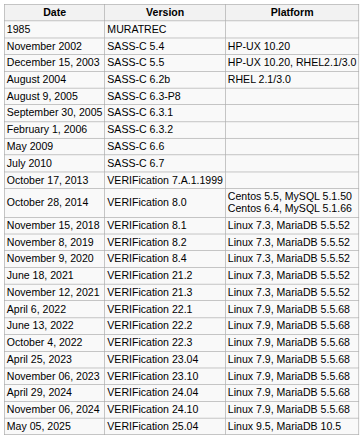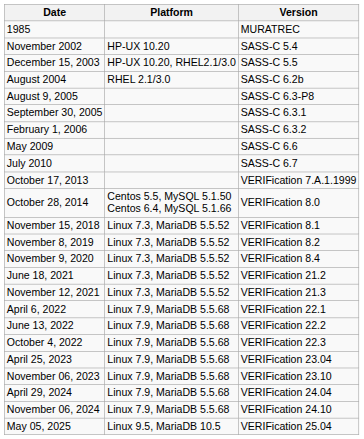columns swapped: (165, 12) <-> (292, 12)
